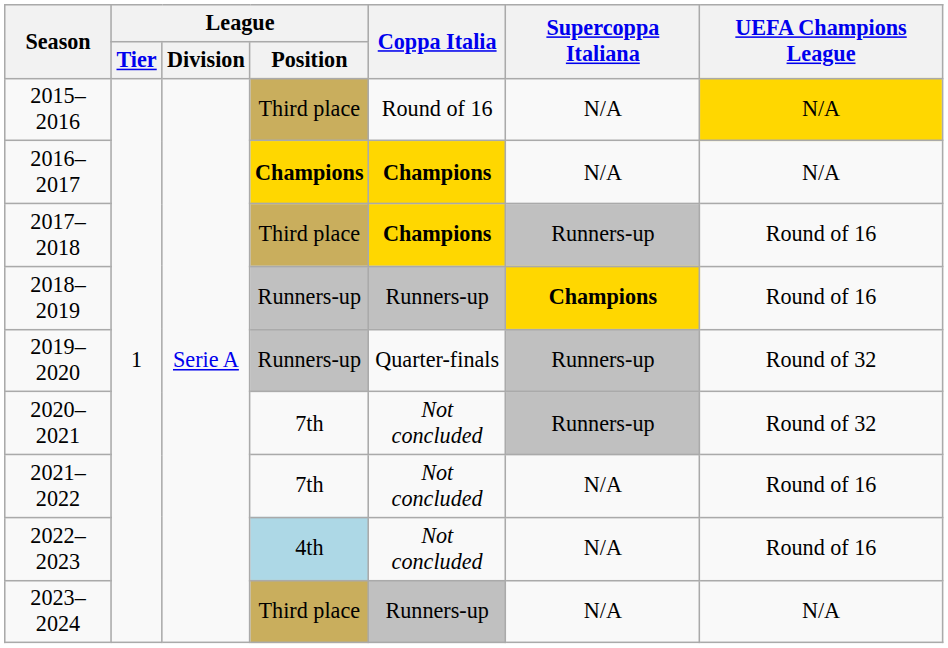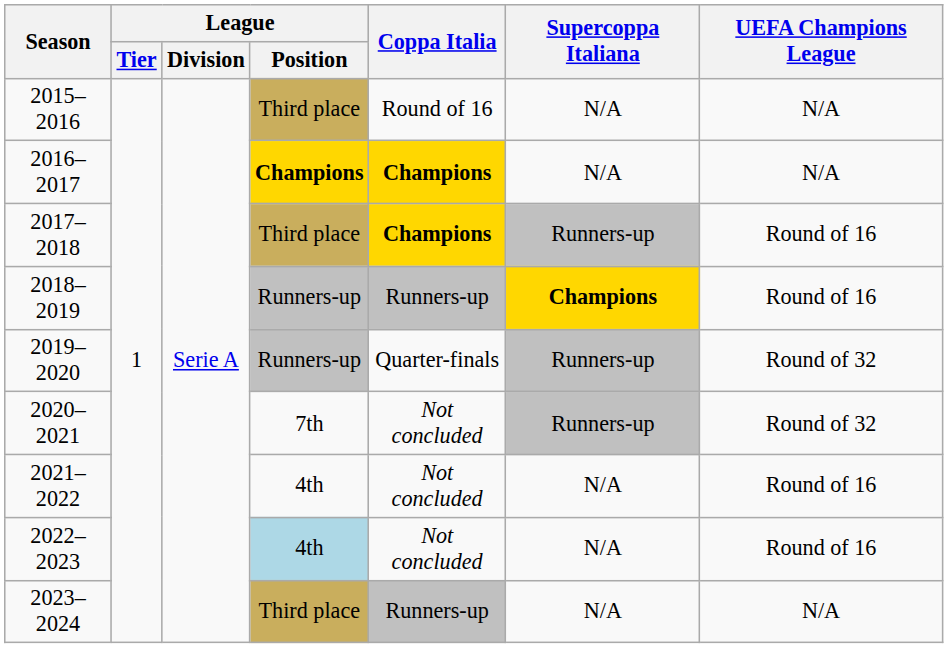(821, 109) gold background -> (821, 109) no background
(309, 485) 7th -> (309, 485) 4th
